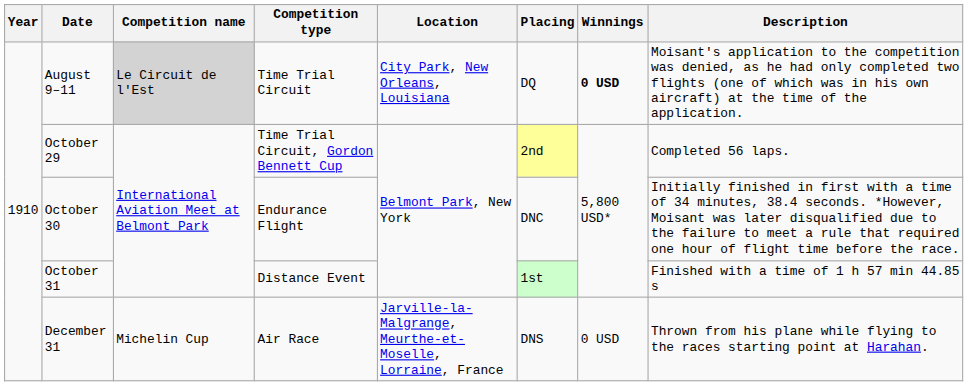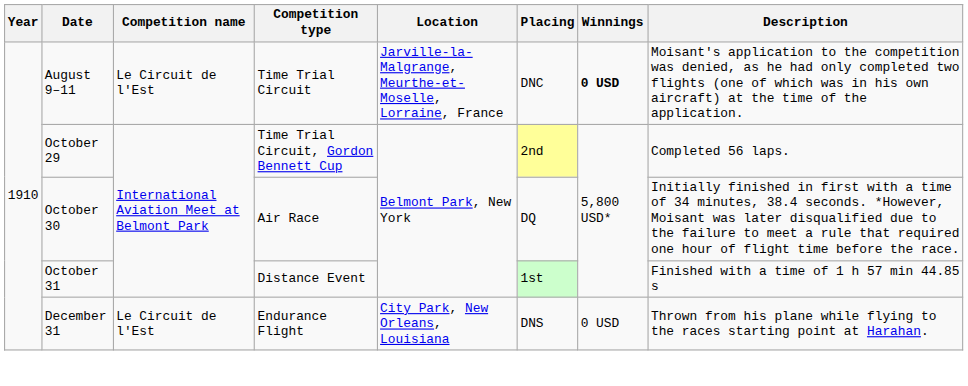(166, 83) lightgrey background -> (166, 83) no background
(434, 83) City Park, New Orleans, Louisiana -> (442, 83) Jarville-la-Malgrange, Meurthe-et-Moselle, Lorraine, France
(528, 83) DQ -> (532, 83) DNC
(292, 219) Endurance Flight -> (288, 219) Air Race
(532, 219) DNC -> (528, 219) DQ
(162, 339) Michelin Cup -> (166, 323) Le Circuit de l'Est
(288, 339) Air Race -> (292, 323) Endurance Flight
(442, 339) Jarville-la-Malgrange, Meurthe-et-Moselle, Lorraine, France -> (434, 323) City Park, New Orleans, Louisiana
